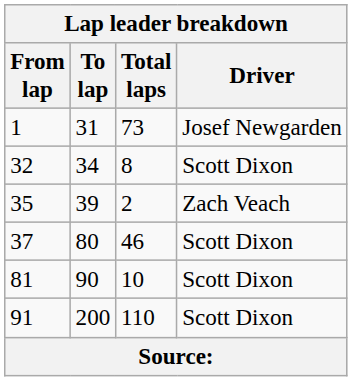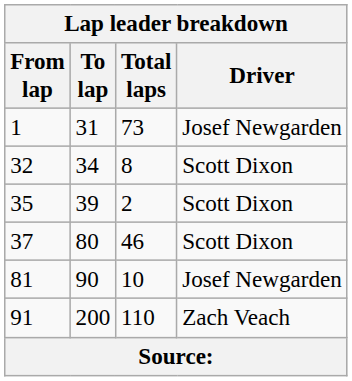(236, 203) Zach Veach -> (238, 203) Scott Dixon
(238, 279) Scott Dixon -> (262, 279) Josef Newgarden
(238, 317) Scott Dixon -> (236, 317) Zach Veach
